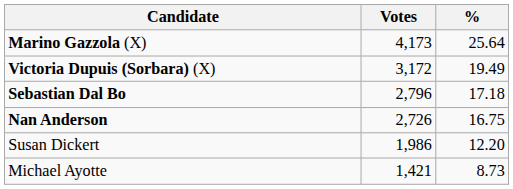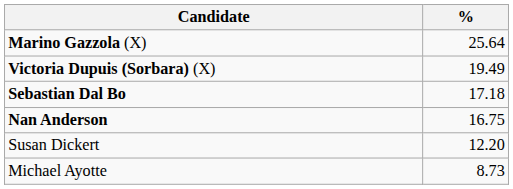- column: (399, 17)
